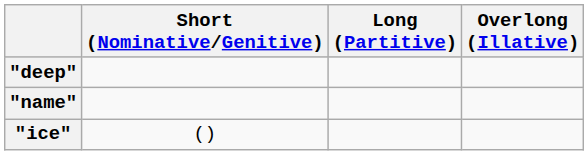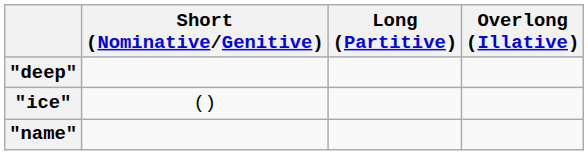rows swapped: (43, 103) <-> (43, 134)
